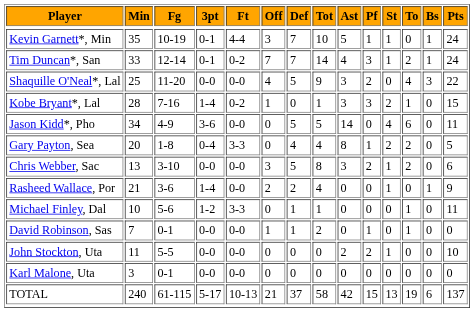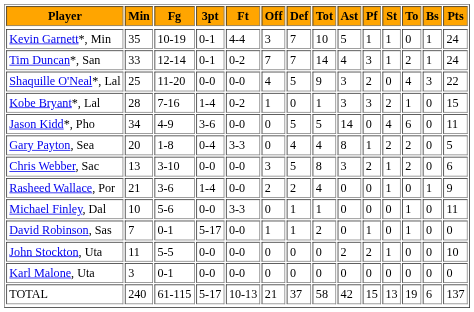(207, 209) 1-2 -> (207, 209) 0-0
(207, 230) 0-0 -> (210, 230) 5-17
